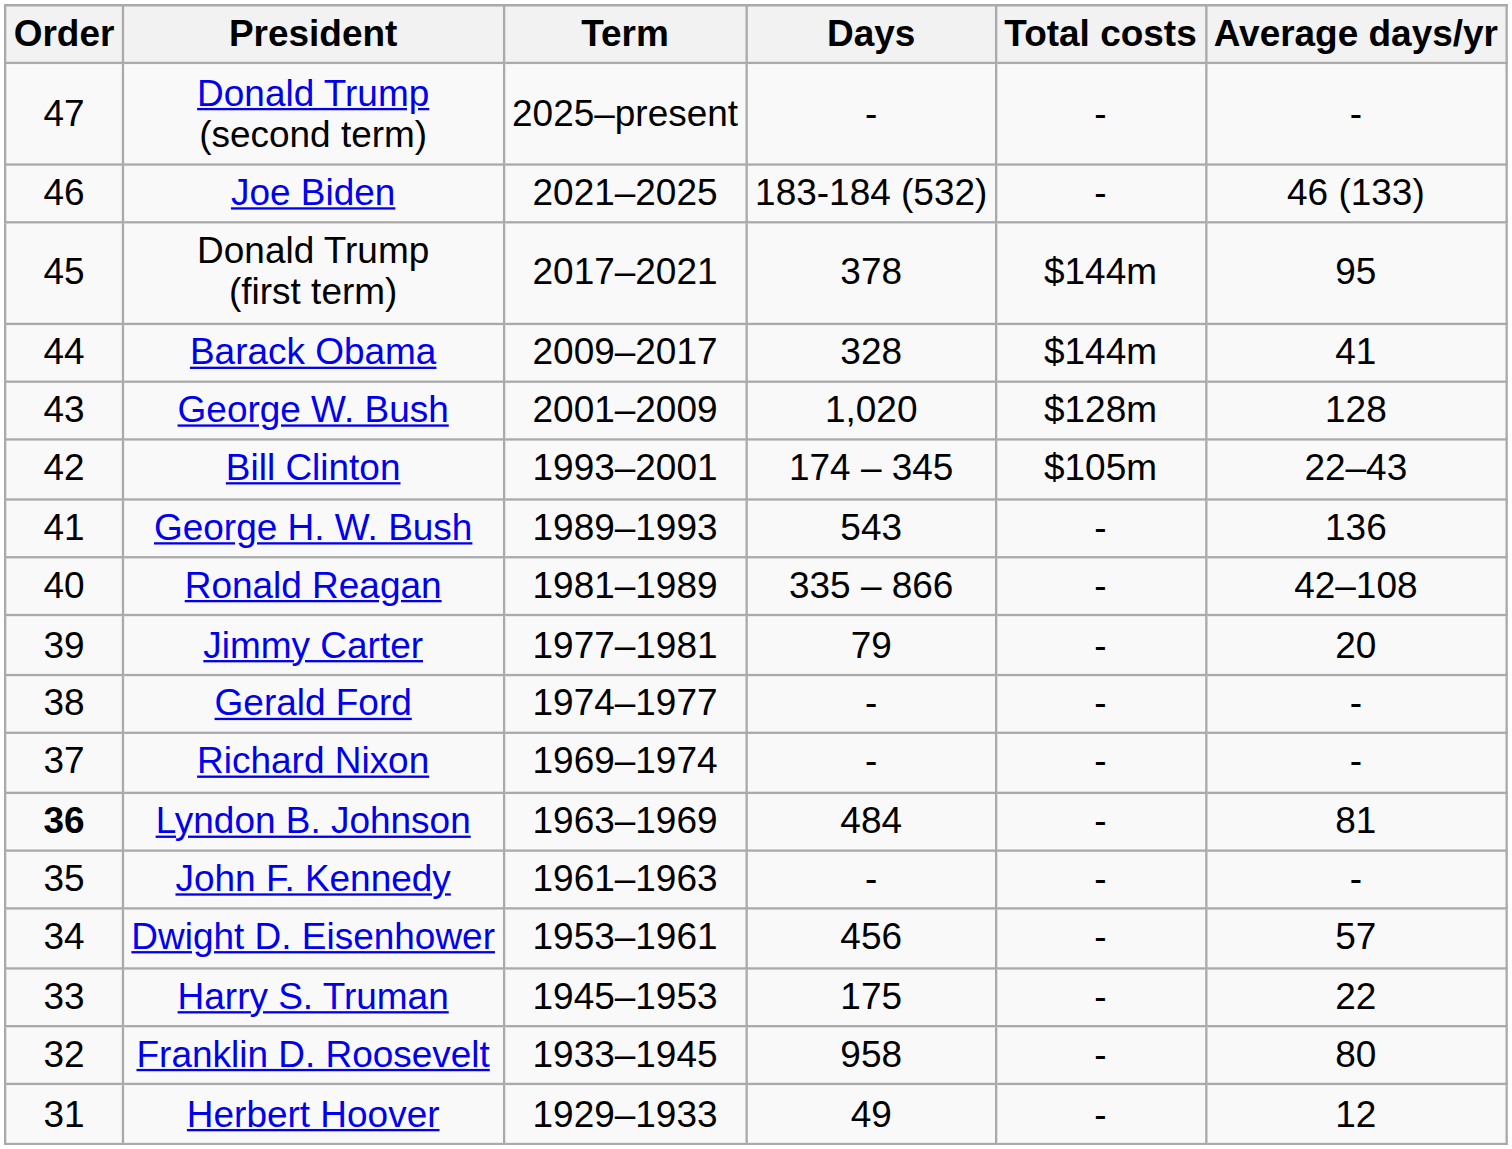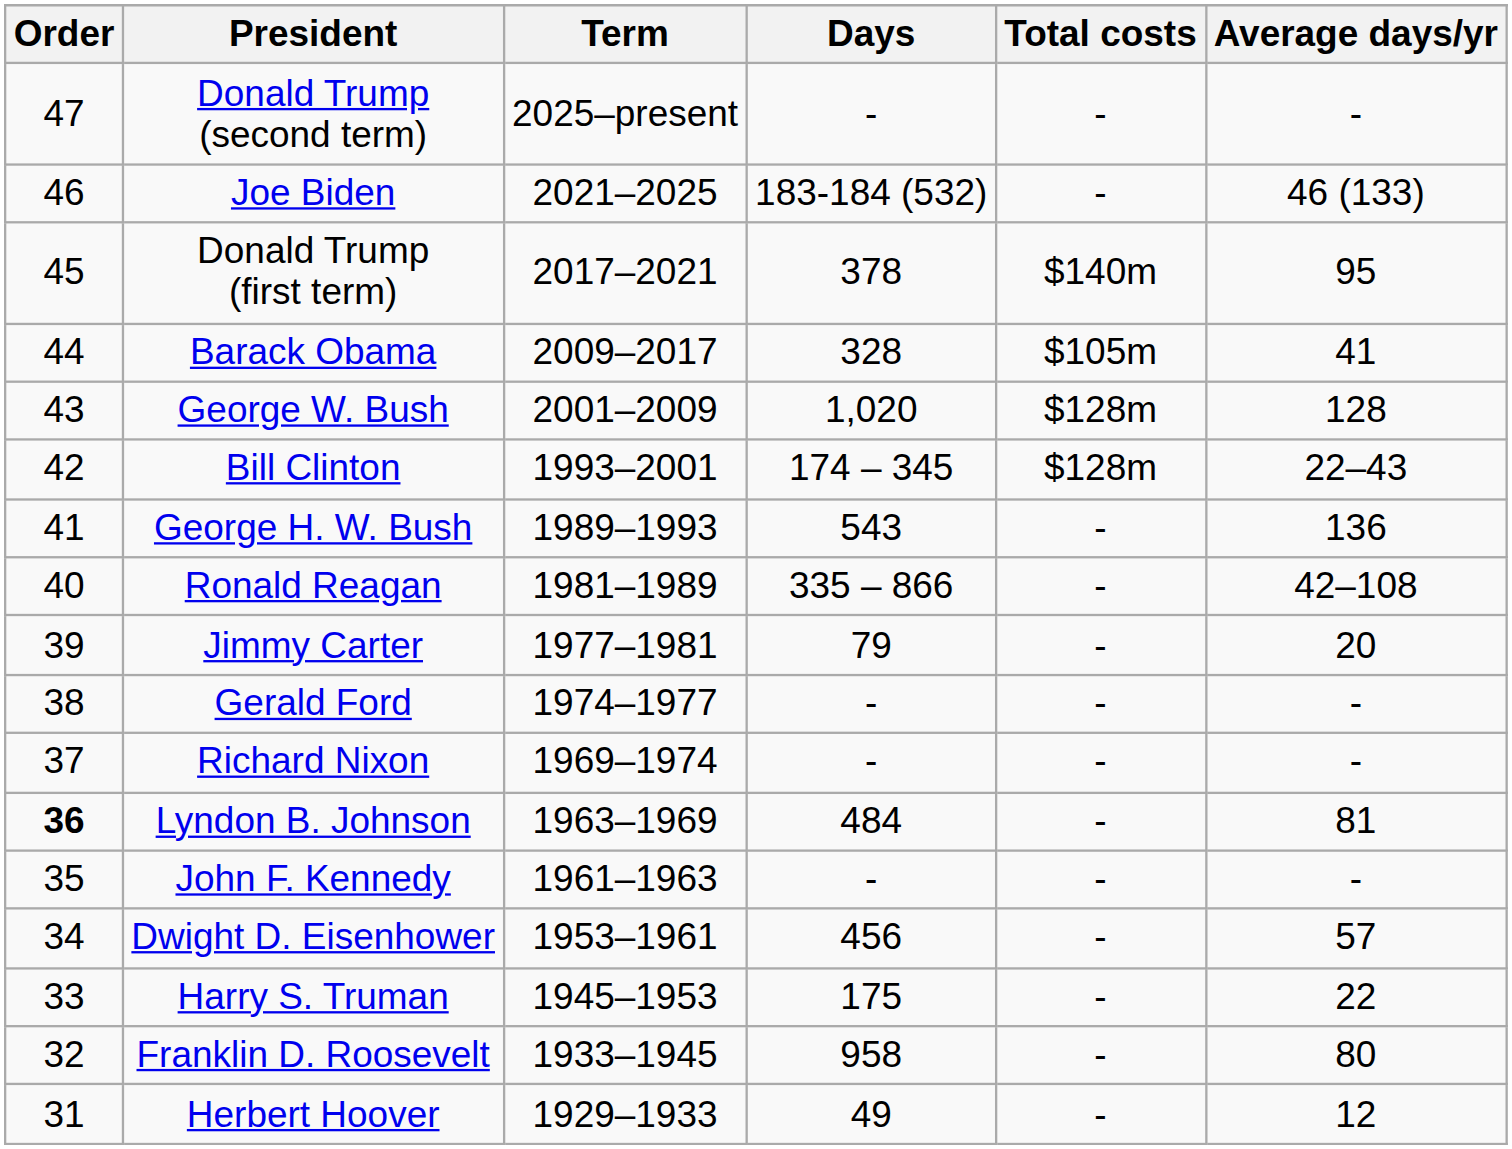(1101, 272) $144m -> (1101, 272) $140m
(1101, 351) $144m -> (1101, 351) $105m
(1101, 468) $105m -> (1101, 468) $128m
